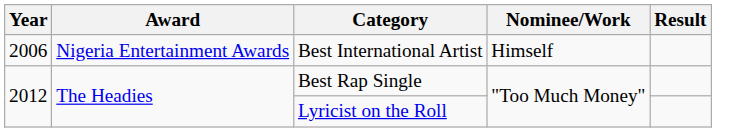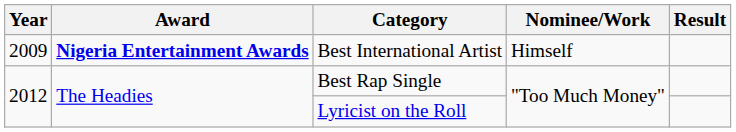(28, 50) 2006 -> (28, 50) 2009
(173, 50) normal -> (182, 50) bold
